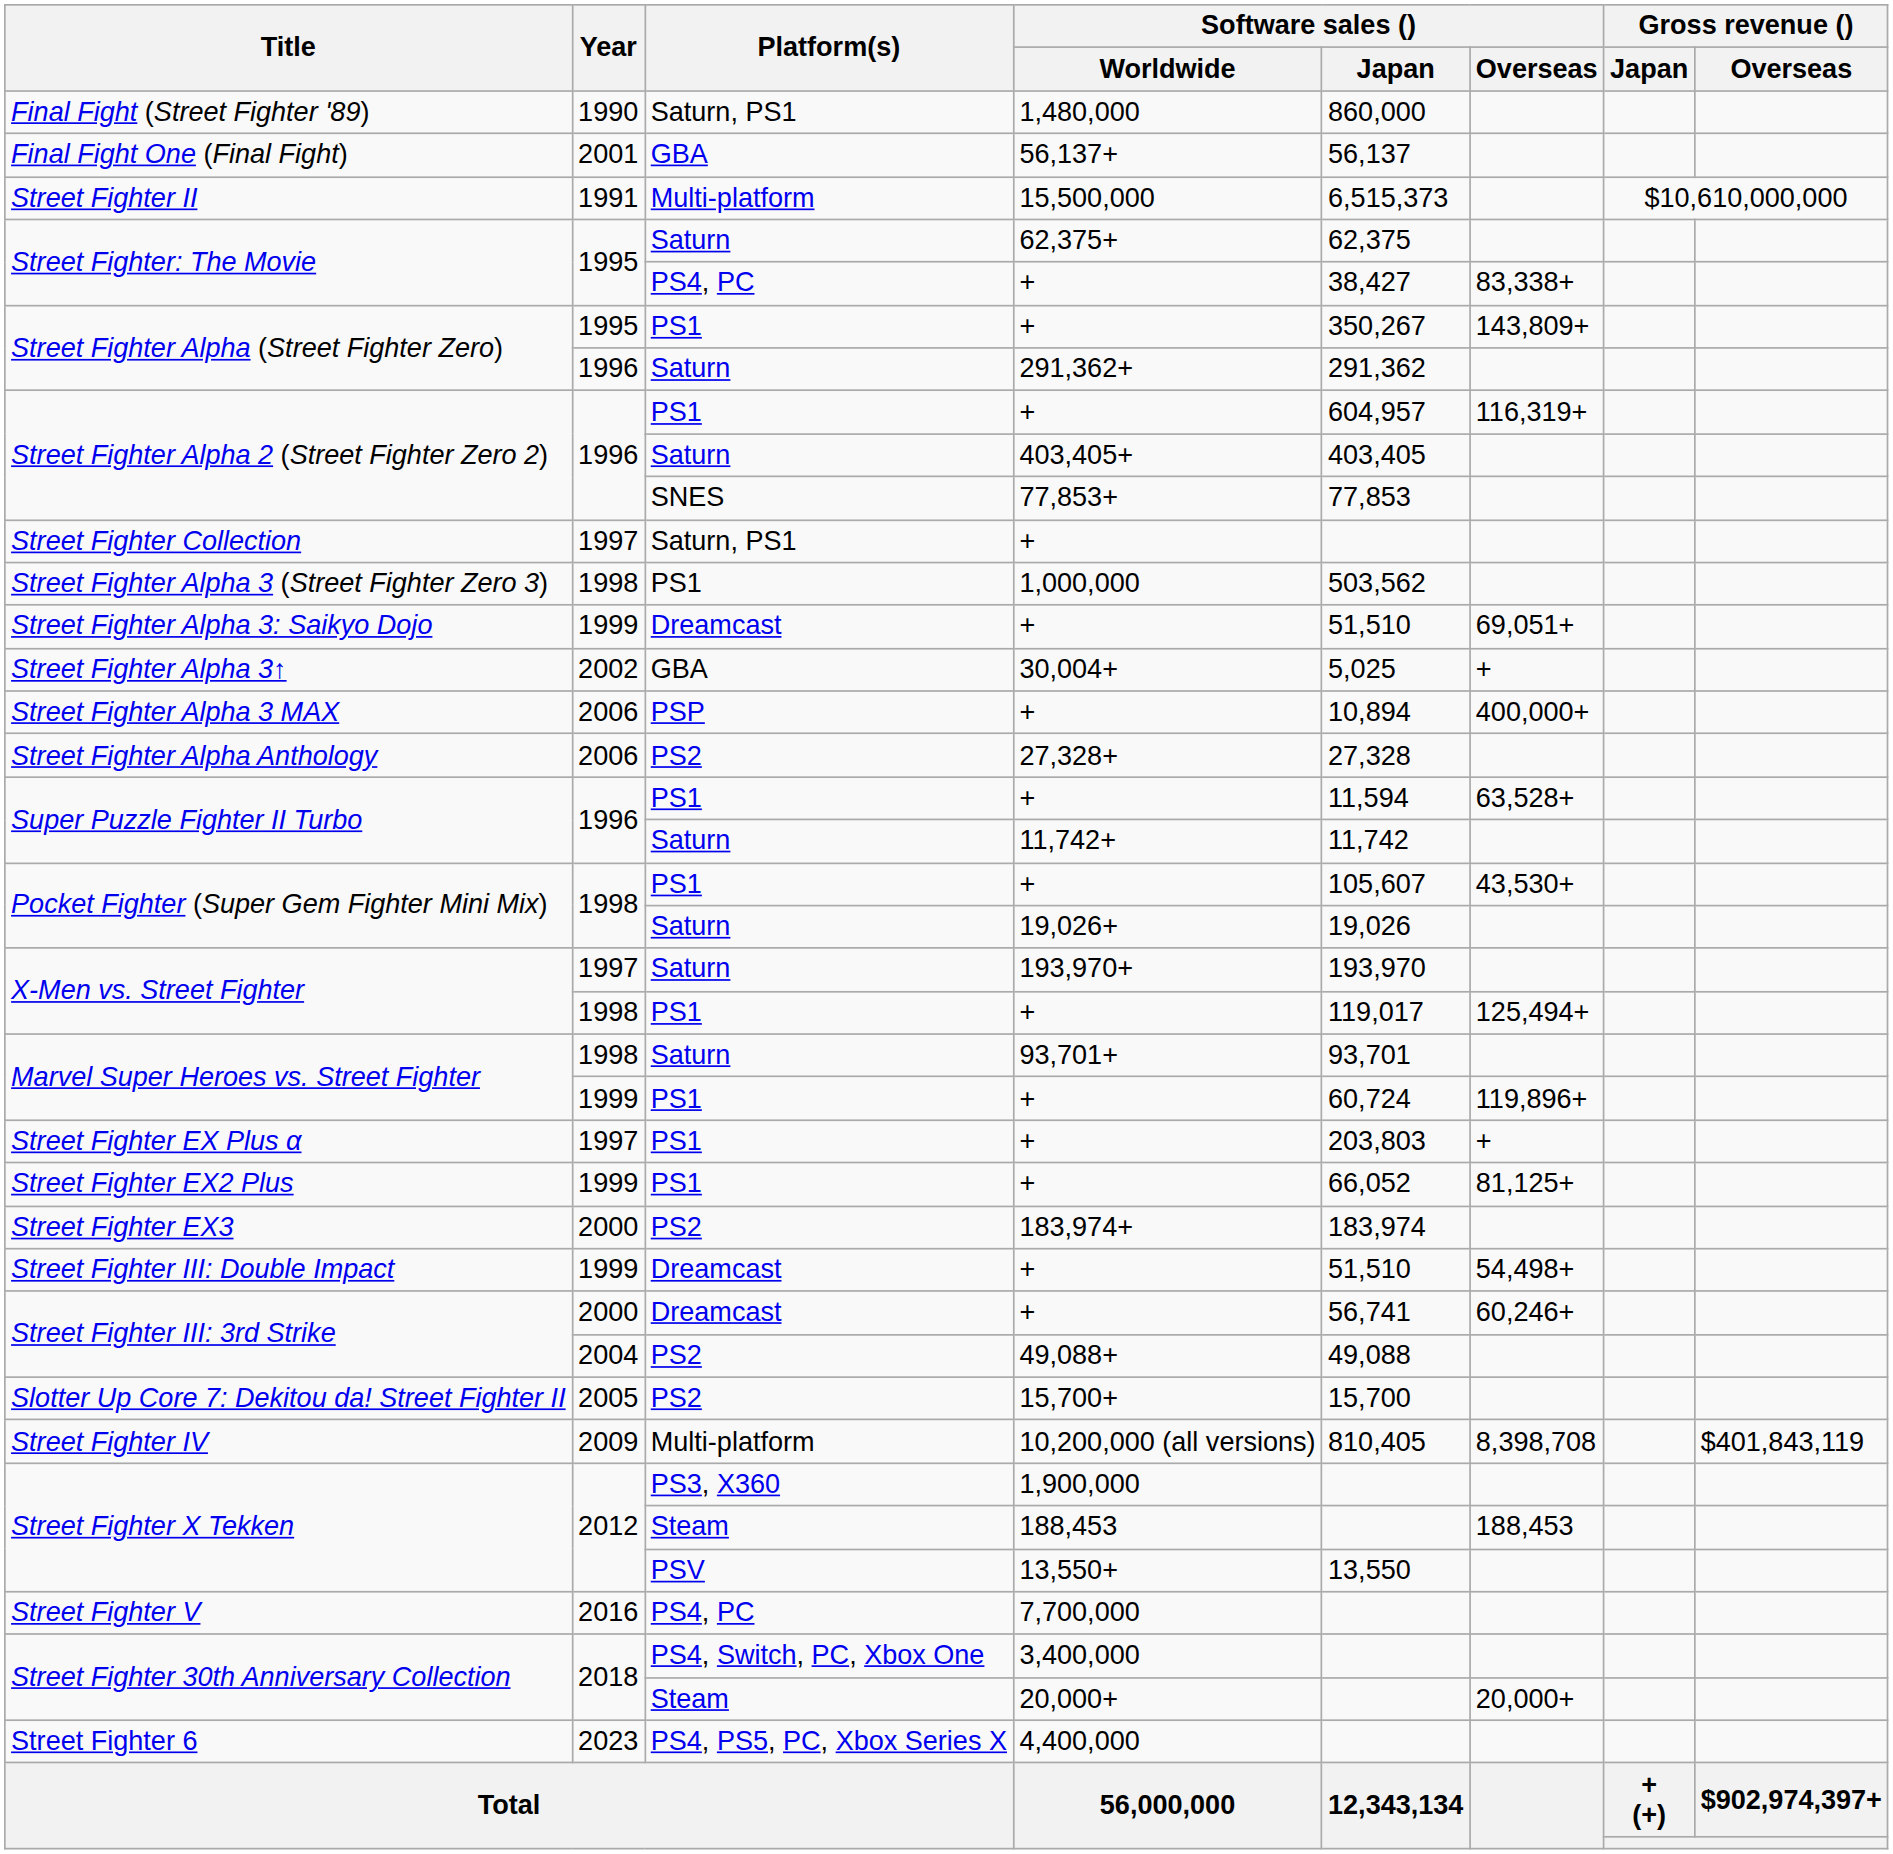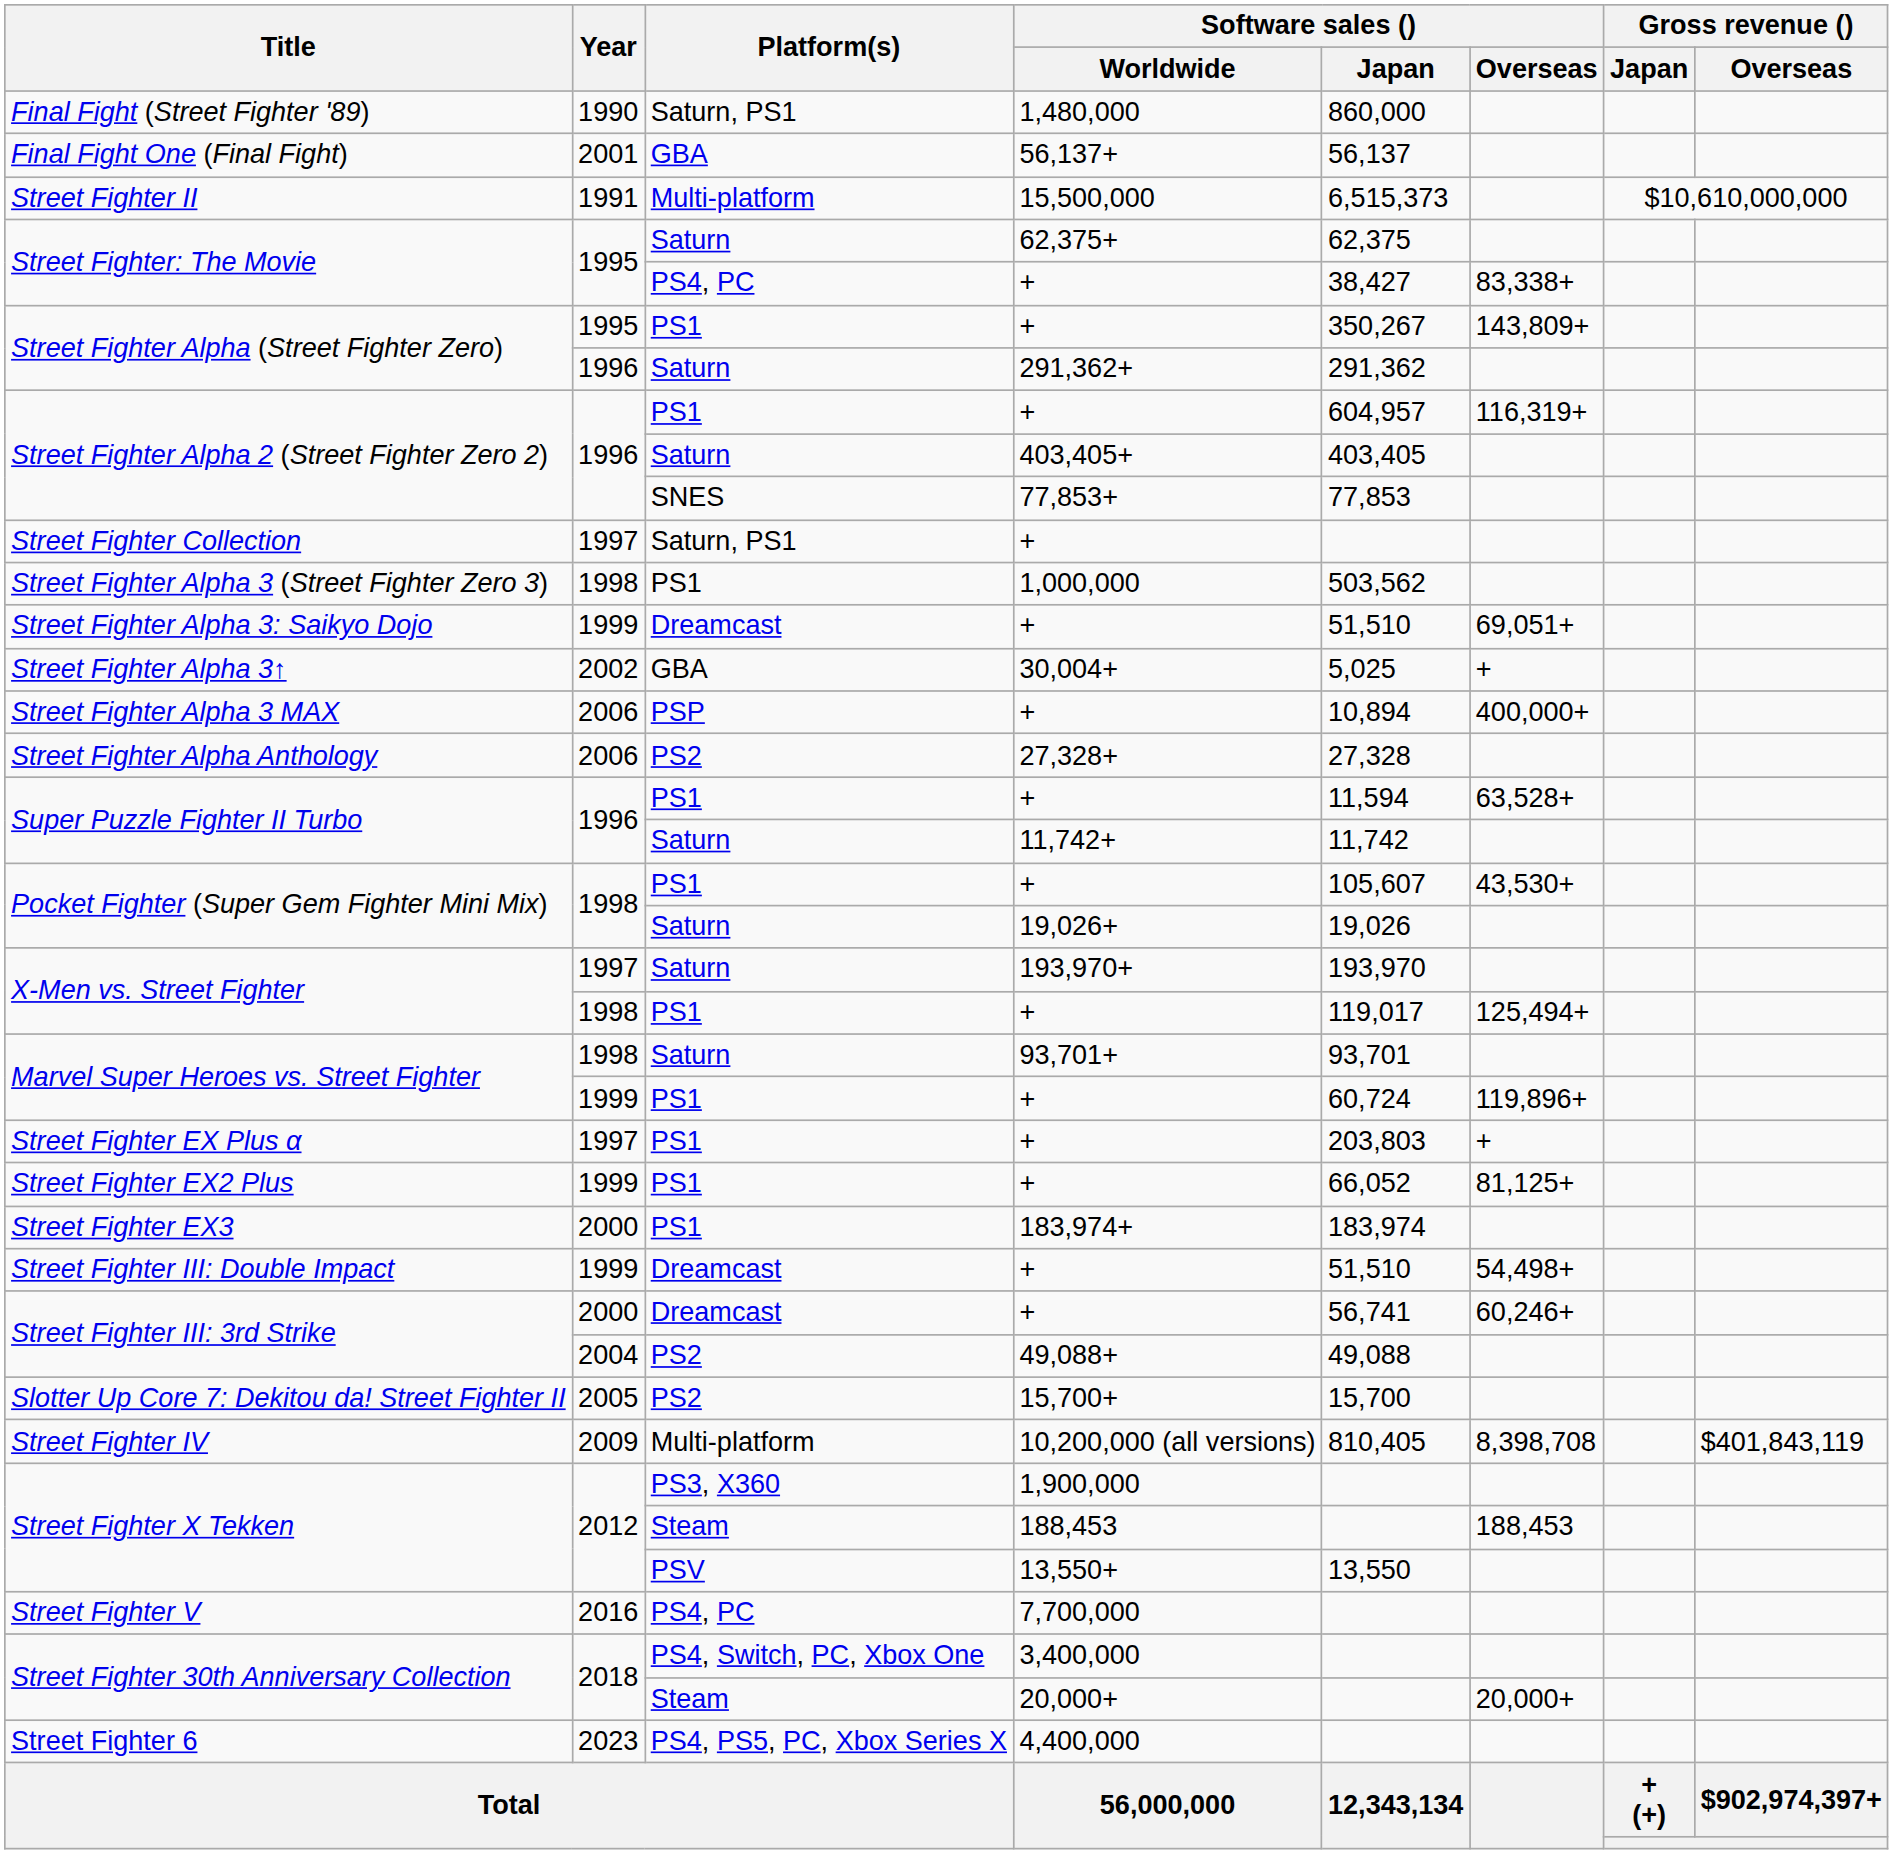(676, 1226) PS2 -> (676, 1226) PS1
